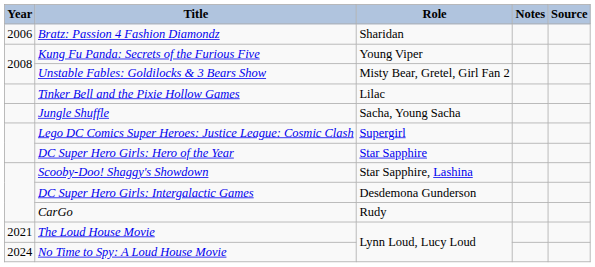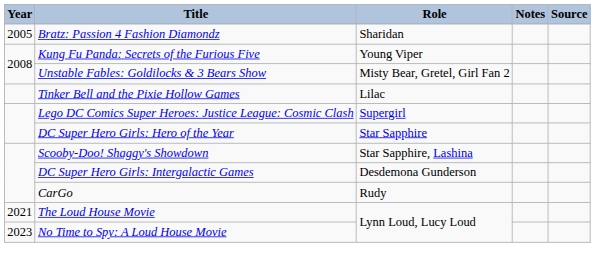(20, 34) 2006 -> (20, 34) 2005
- row: (74, 113)
(20, 251) 2024 -> (20, 232) 2023
